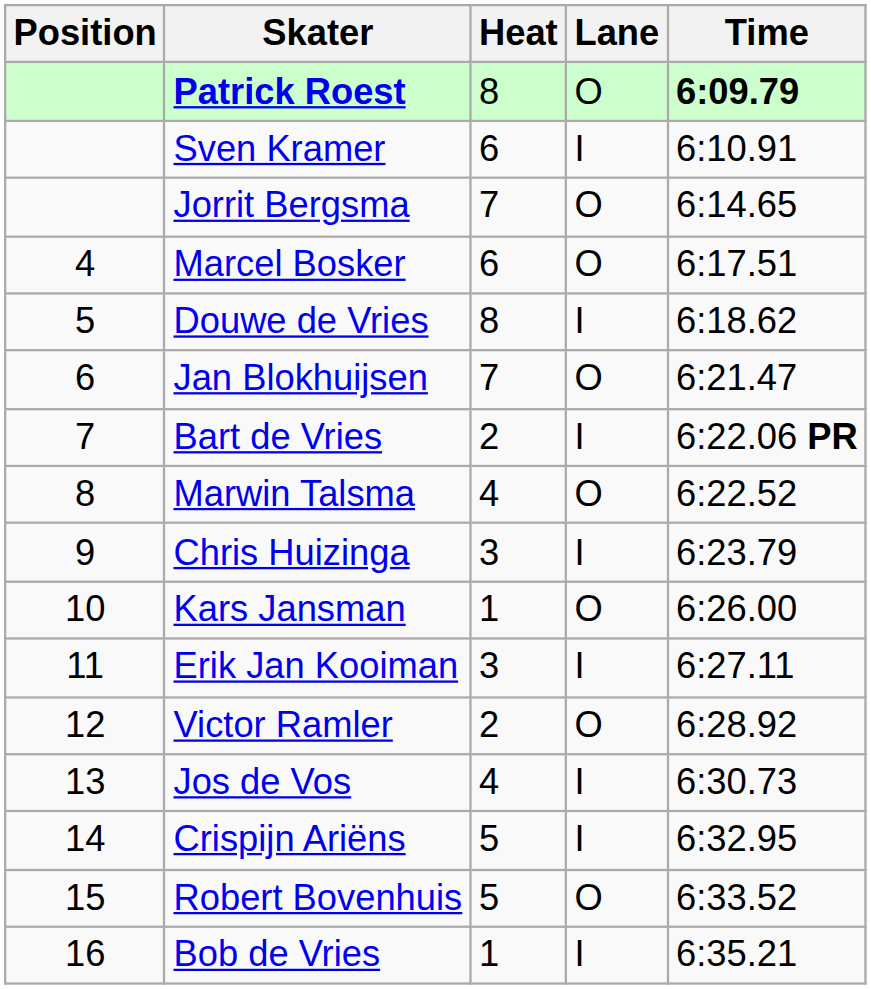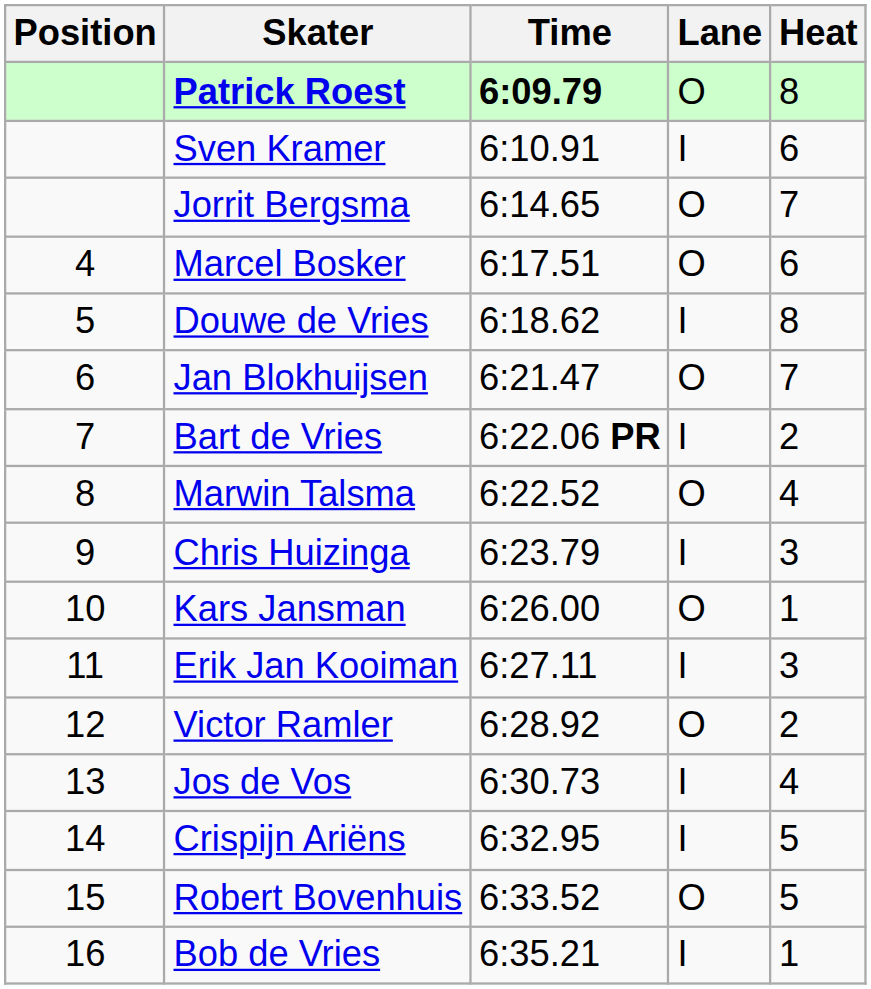columns swapped: (518, 33) <-> (767, 33)
